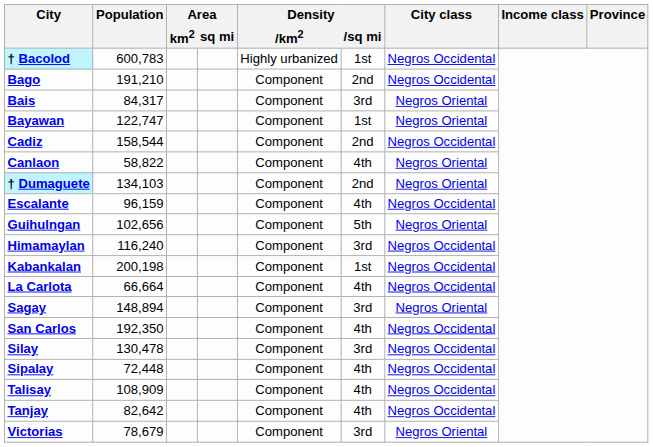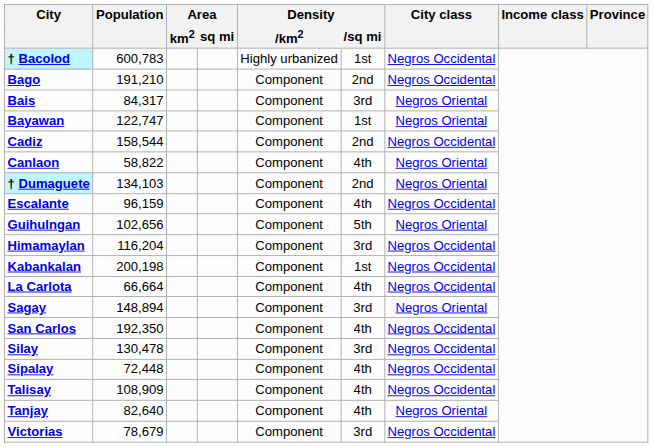(140, 245) 116,240 -> (140, 245) 116,204
(144, 411) 82,642 -> (144, 411) 82,640
(441, 411) Negros Occidental -> (441, 411) Negros Oriental
(441, 432) Negros Oriental -> (441, 432) Negros Occidental
